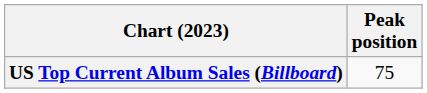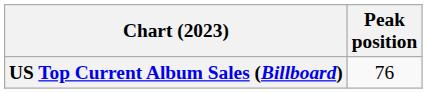(385, 72) 75 -> (385, 72) 76
